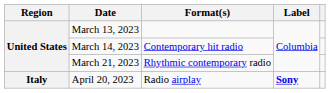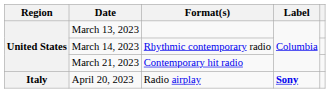(193, 46) Contemporary hit radio -> (207, 46) Rhythmic contemporary radio
(207, 63) Rhythmic contemporary radio -> (193, 63) Contemporary hit radio
